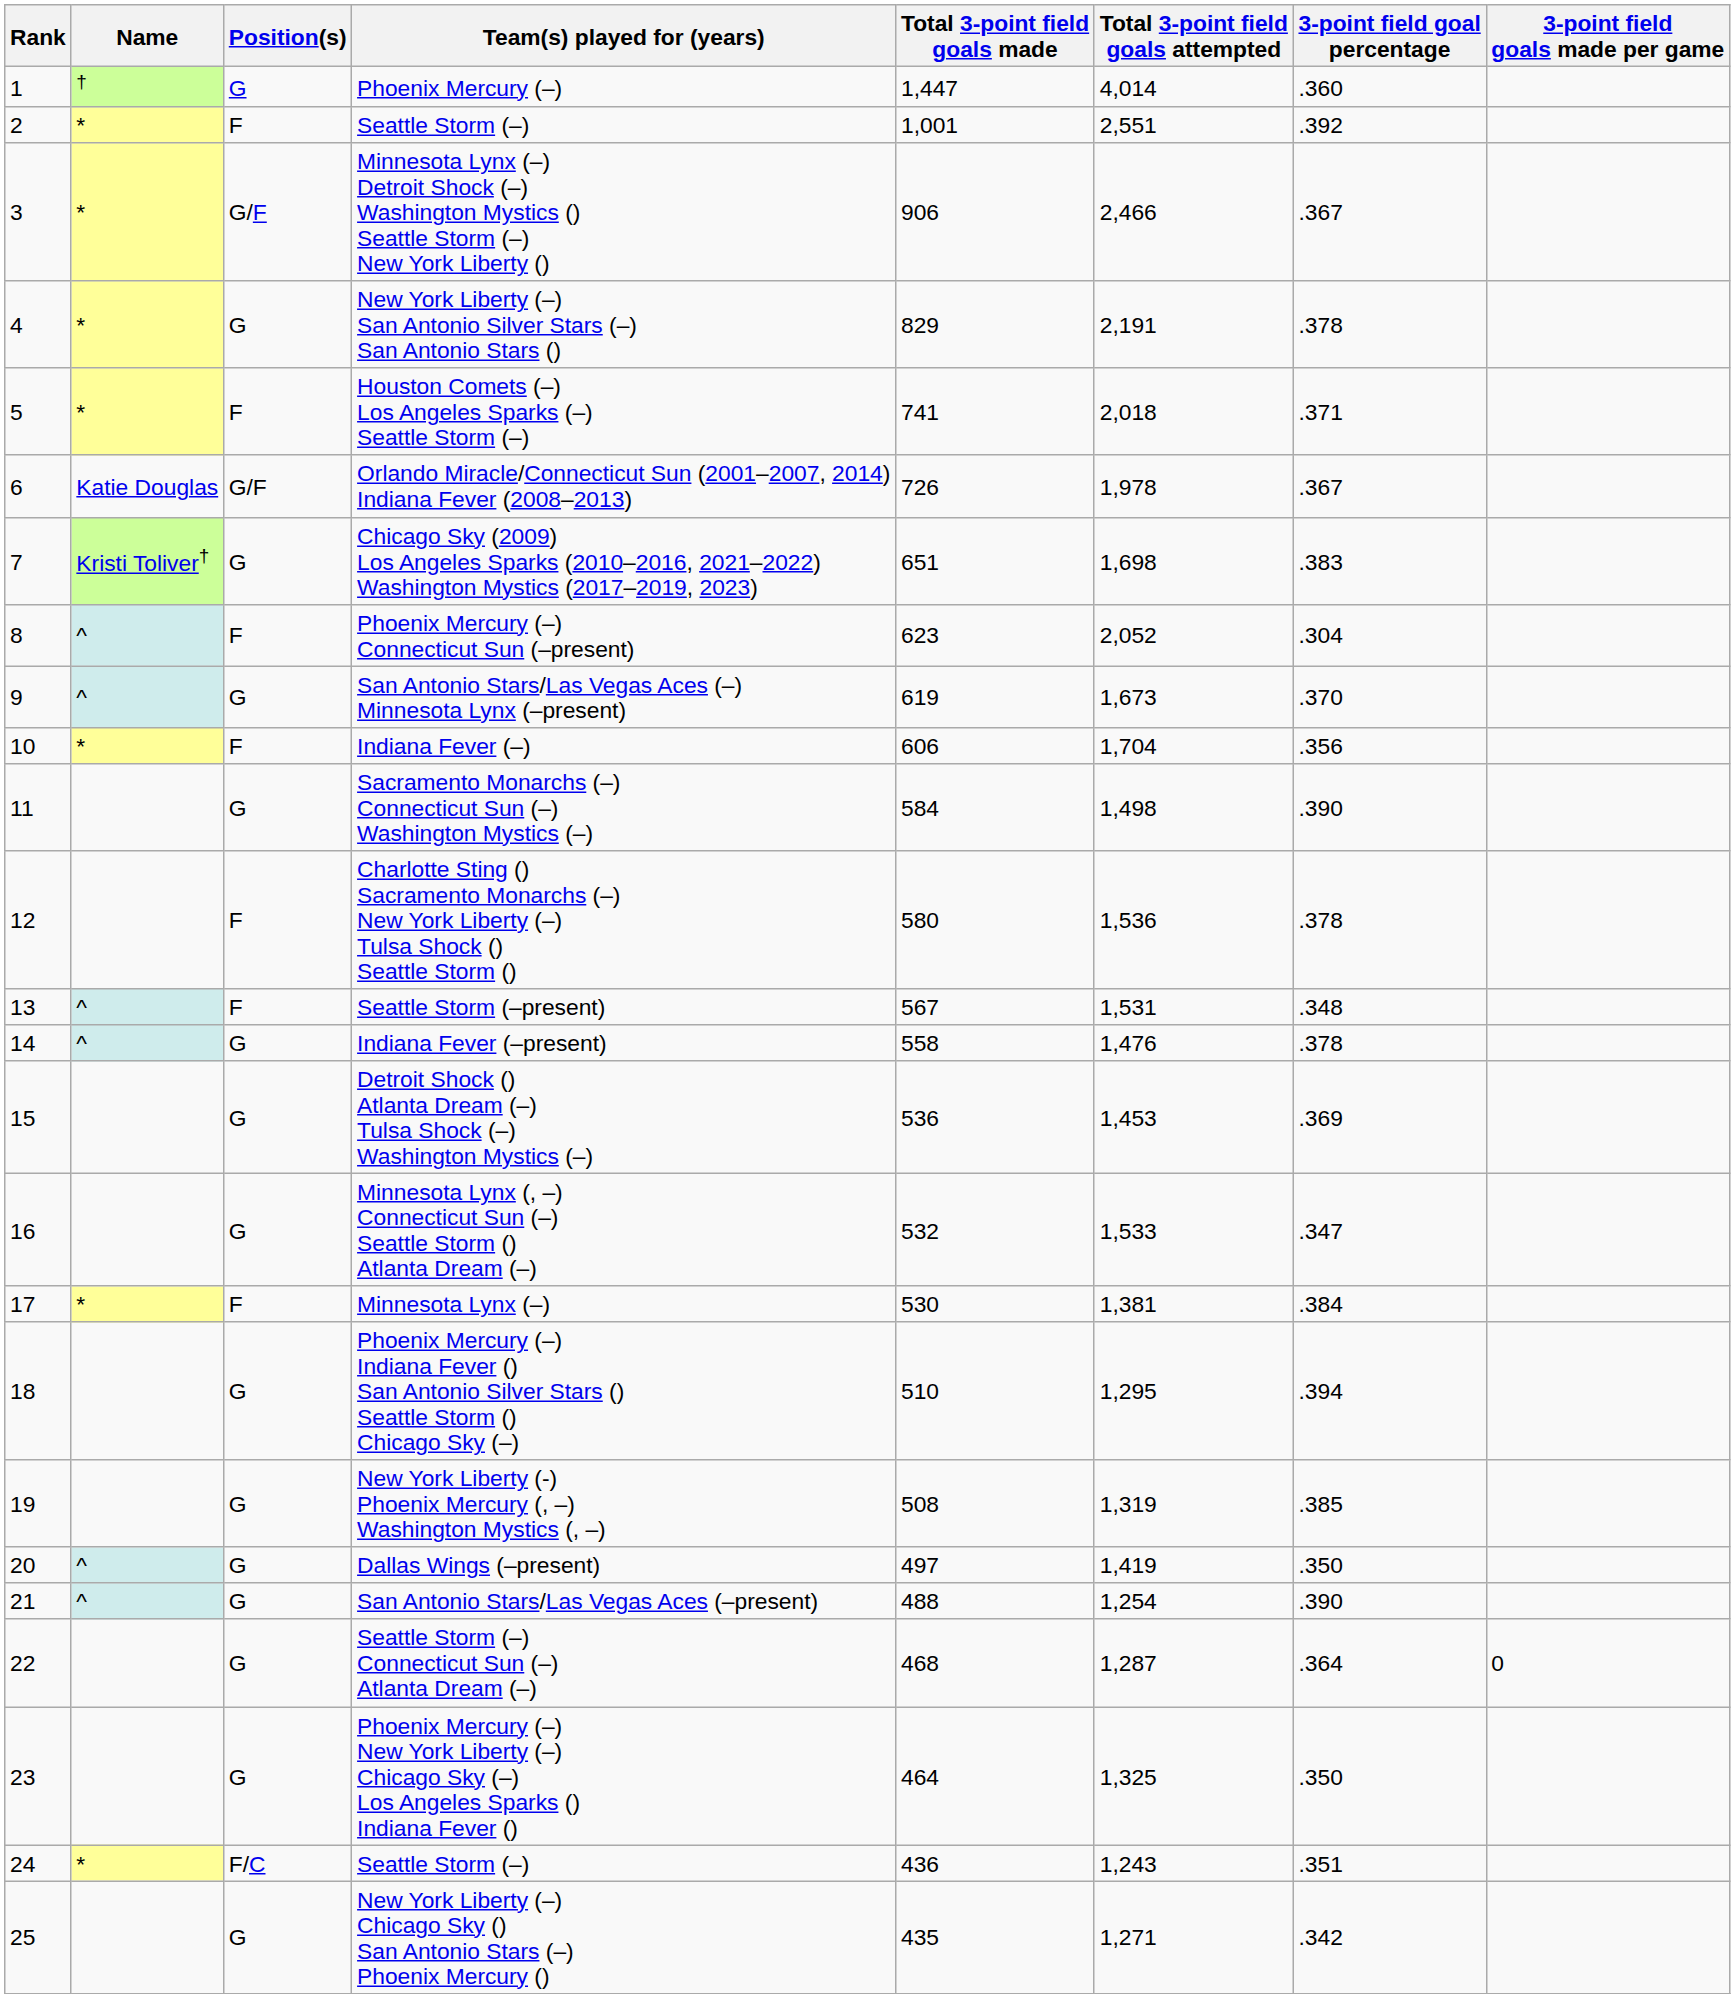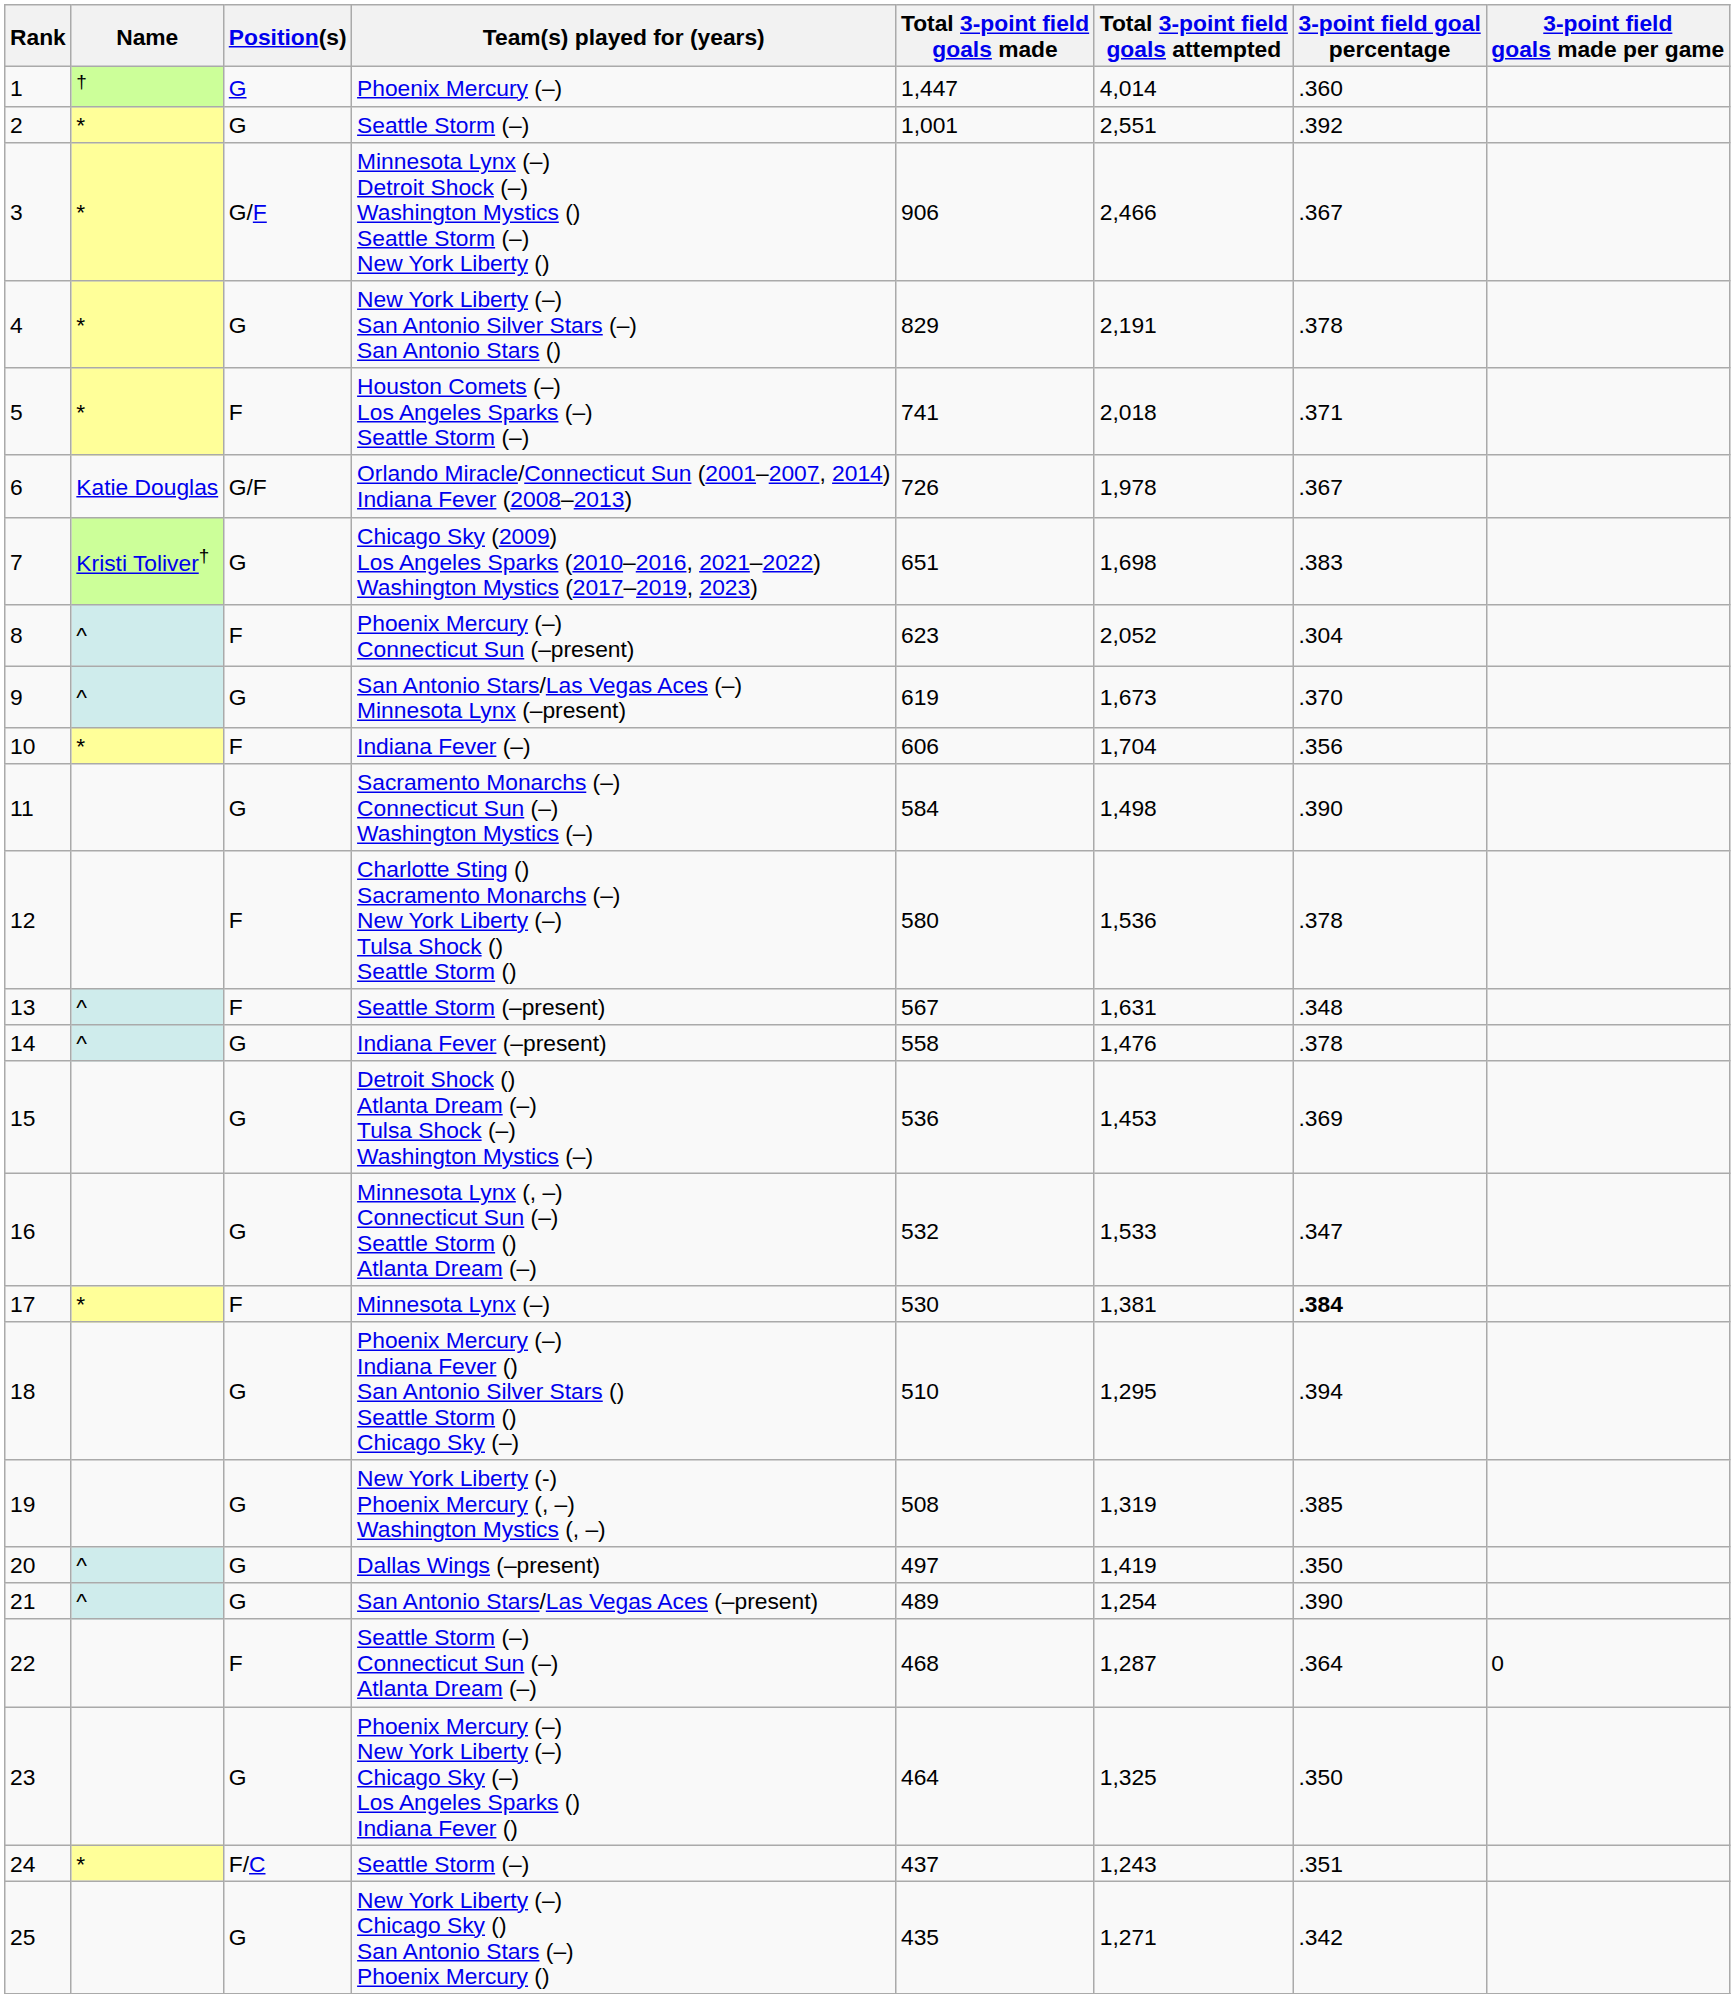(236, 125) F -> (238, 125) G
(1128, 1007) 1,531 -> (1128, 1007) 1,631
(1321, 1304) normal -> (1321, 1304) bold
(920, 1602) 488 -> (920, 1602) 489
(238, 1663) G -> (236, 1663) F
(920, 1863) 436 -> (920, 1863) 437
